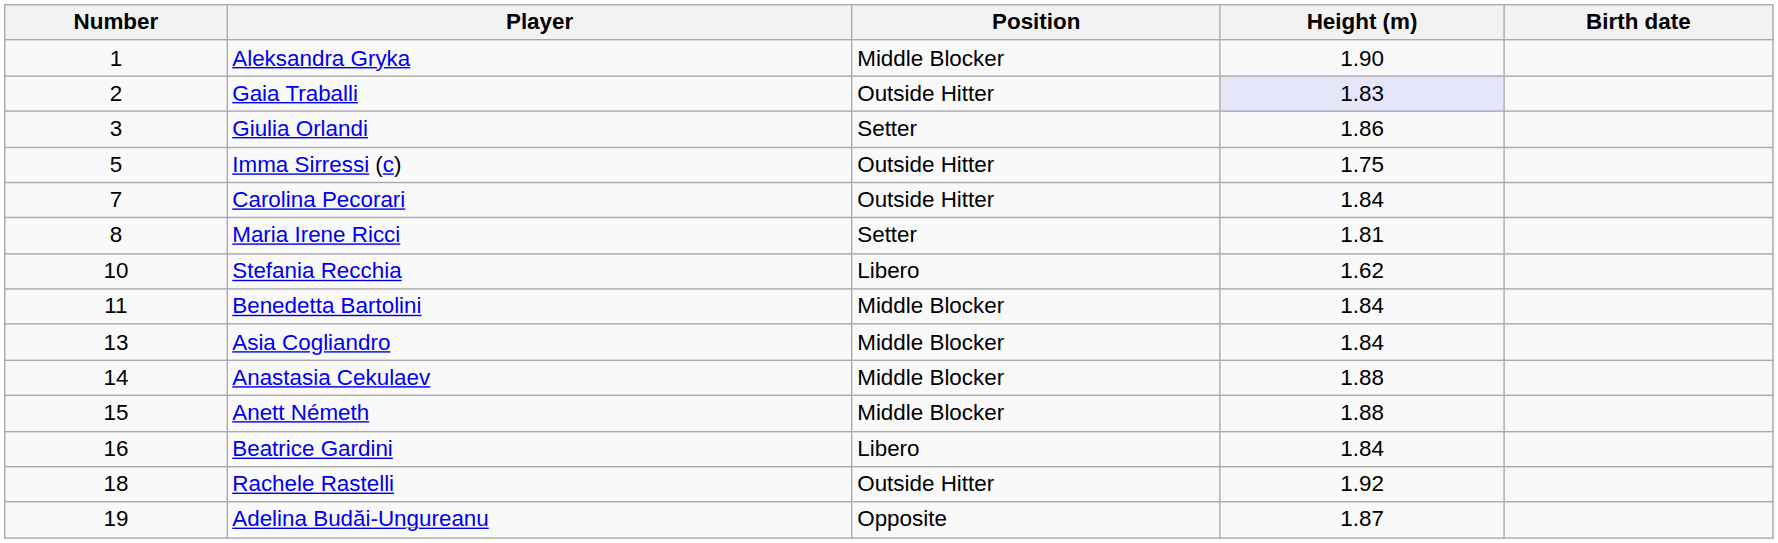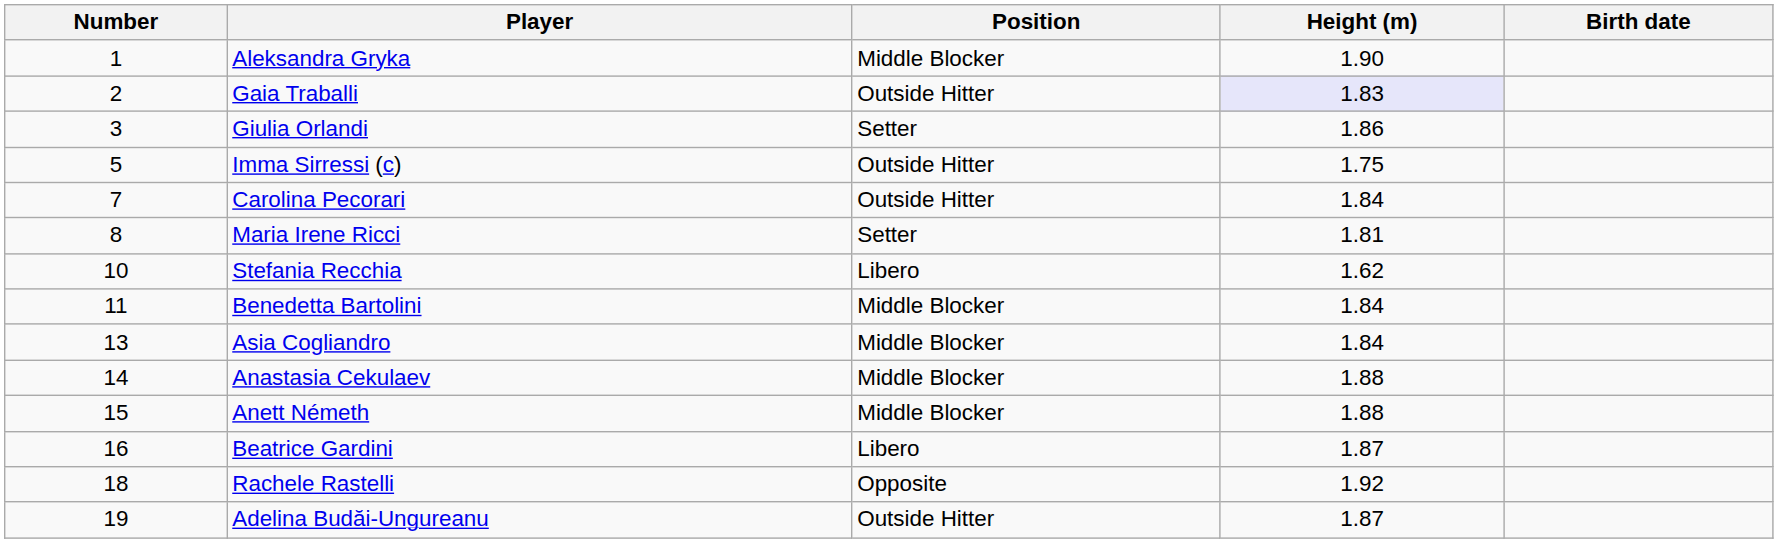(1362, 448) 1.84 -> (1362, 448) 1.87
(926, 484) Outside Hitter -> (902, 484) Opposite
(902, 519) Opposite -> (926, 519) Outside Hitter
